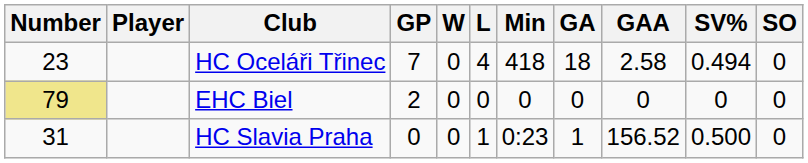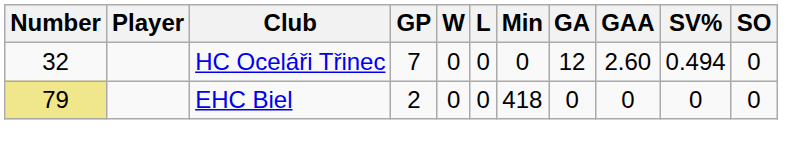(56, 61) 23 -> (56, 61) 32
(483, 61) 4 -> (483, 61) 0
(525, 61) 418 -> (522, 61) 0
(577, 61) 18 -> (572, 61) 12
(643, 61) 2.58 -> (628, 61) 2.60
(525, 99) 0 -> (522, 99) 418
- row: (284, 137)
